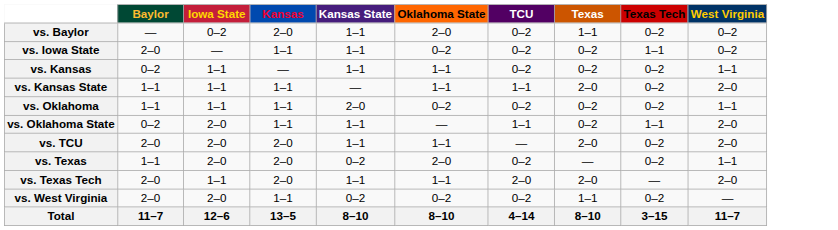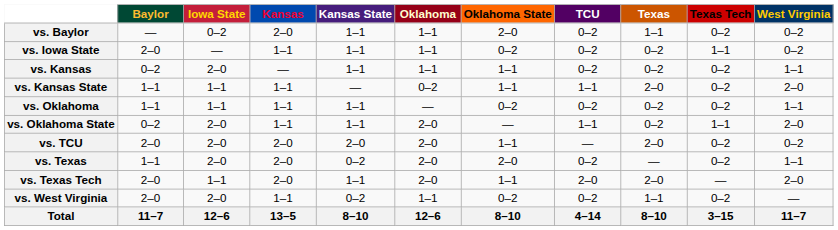+ column: (428, 14)
(217, 69) 1–1 -> (217, 69) 2–0
(355, 106) 2–0 -> (355, 106) 1–1
(355, 143) 1–1 -> (355, 143) 2–0
(727, 143) 2–0 -> (794, 143) 0–2
